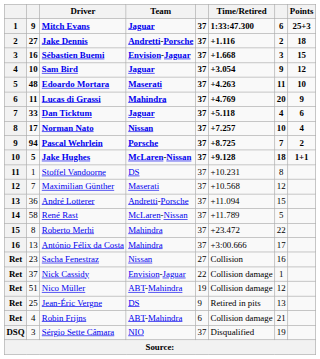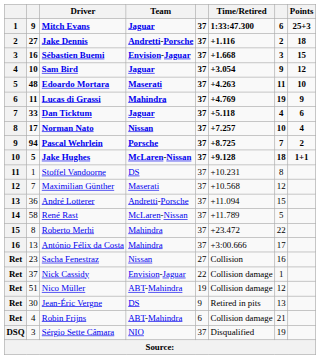(281, 98) 20 -> (281, 98) 19
(33, 303) 25 -> (33, 303) 30
